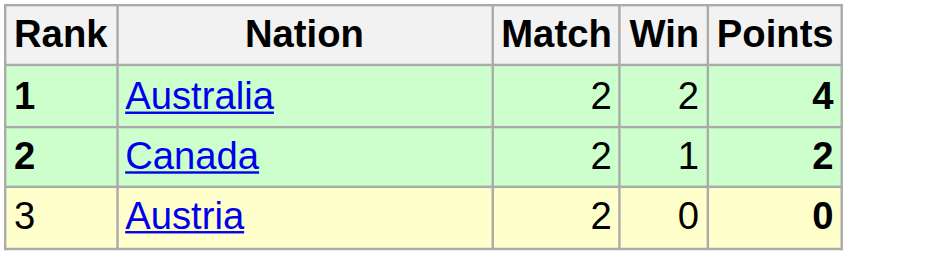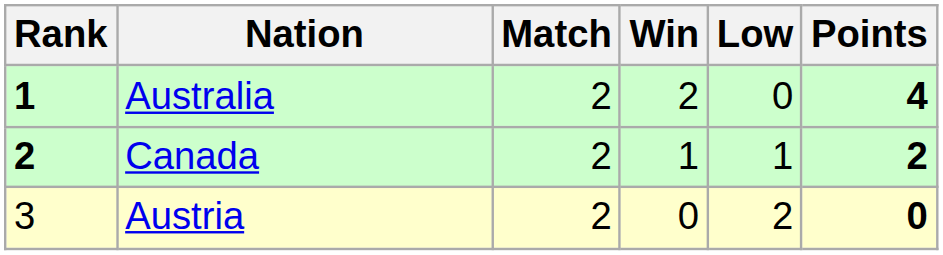+ column: (755, 34)
